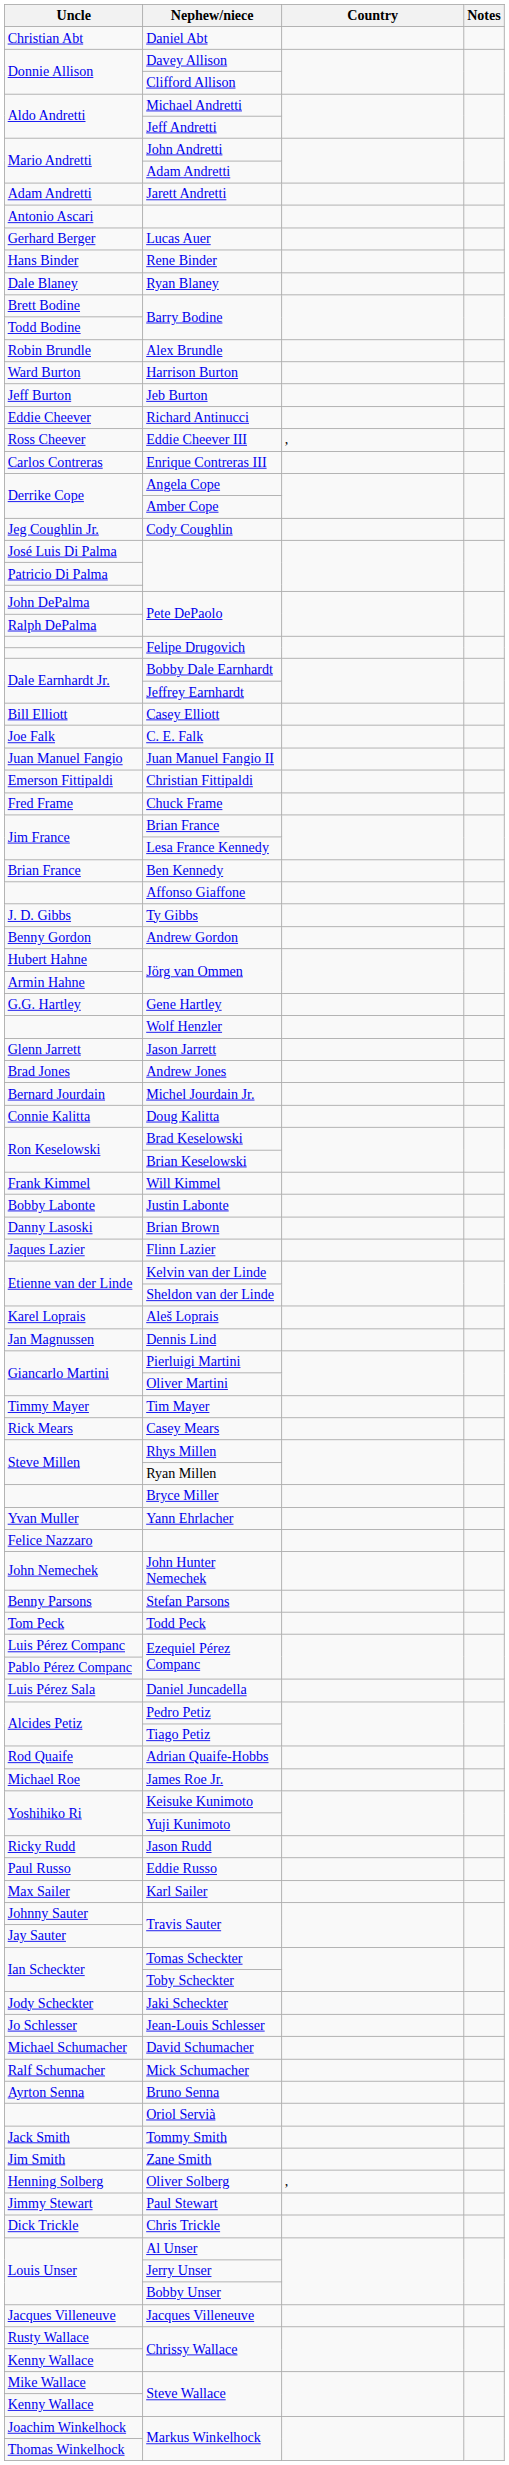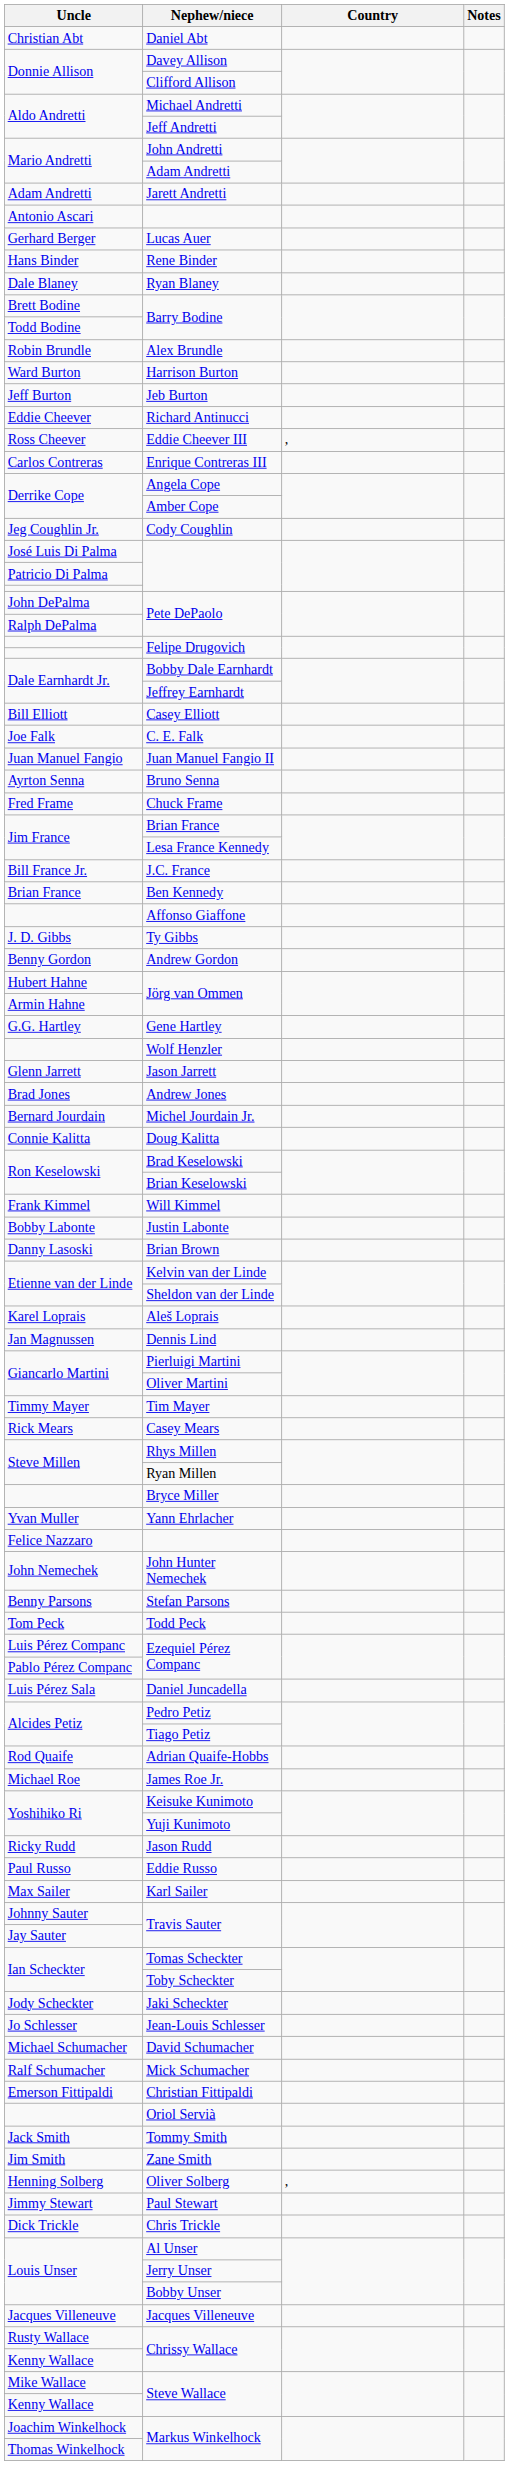rows swapped: (60, 781) <-> (46, 2092)
+ row: (47, 870)
- row: (46, 1250)
